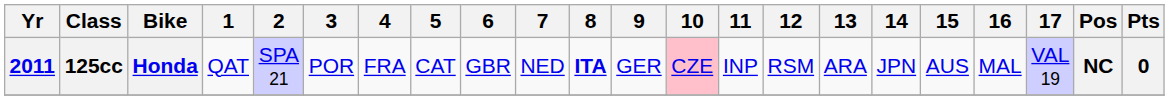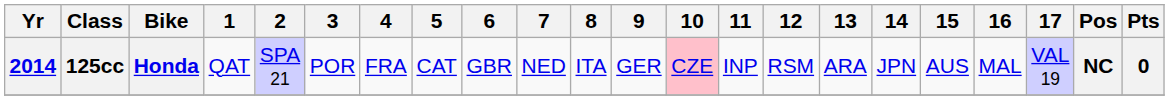(32, 66) 2011 -> (33, 66) 2014
(590, 66) bold -> (591, 66) normal
